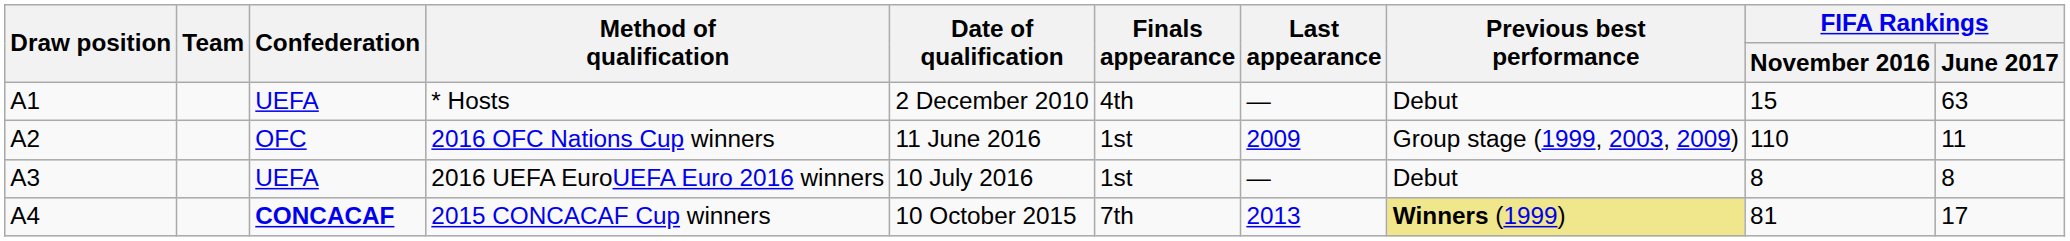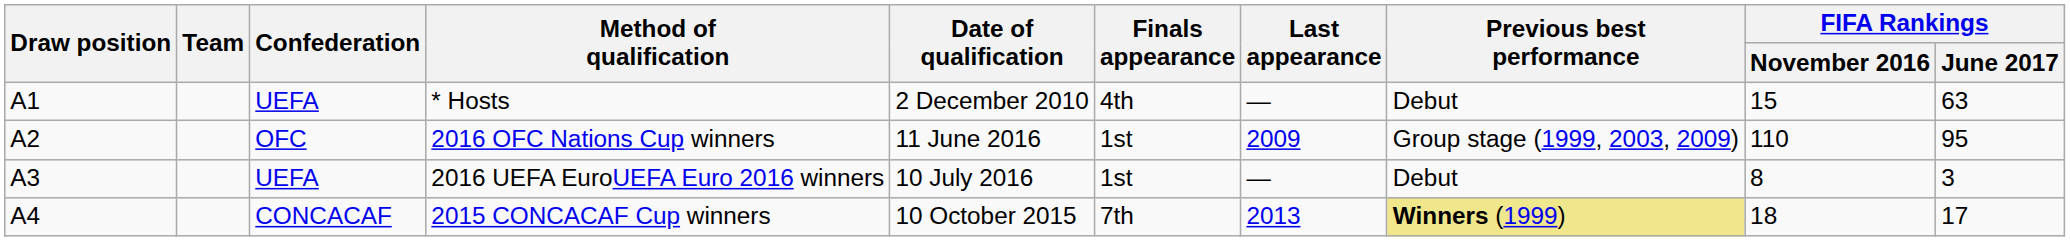(1954, 139) 11 -> (1955, 139) 95
(1948, 178) 8 -> (1948, 178) 3
(325, 216) bold -> (324, 216) normal
(1764, 216) 81 -> (1764, 216) 18
